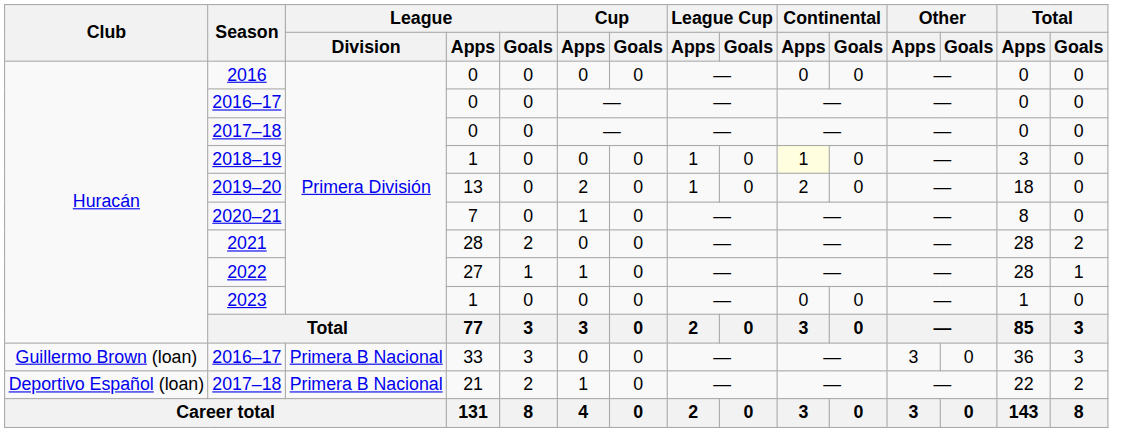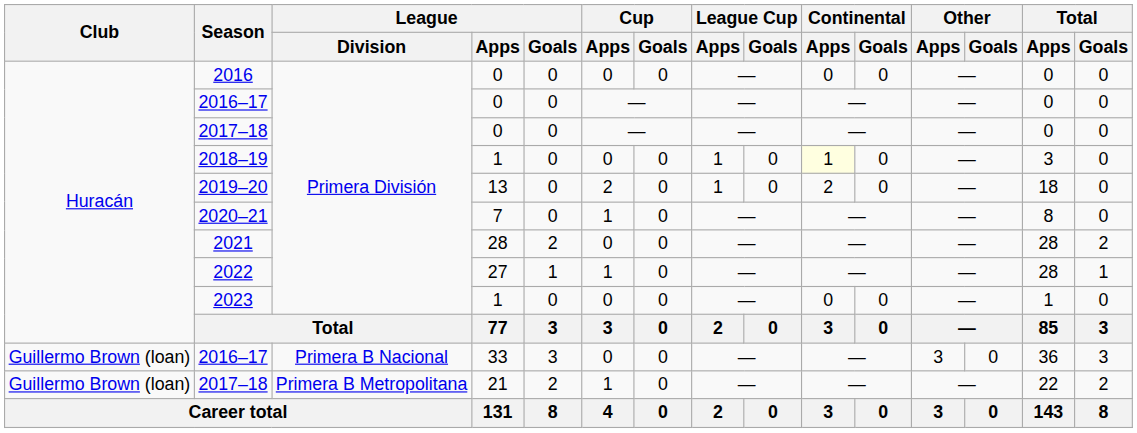(106, 384) Deportivo Español (loan) -> (99, 384) Guillermo Brown (loan)
(366, 384) Primera B Nacional -> (372, 384) Primera B Metropolitana
